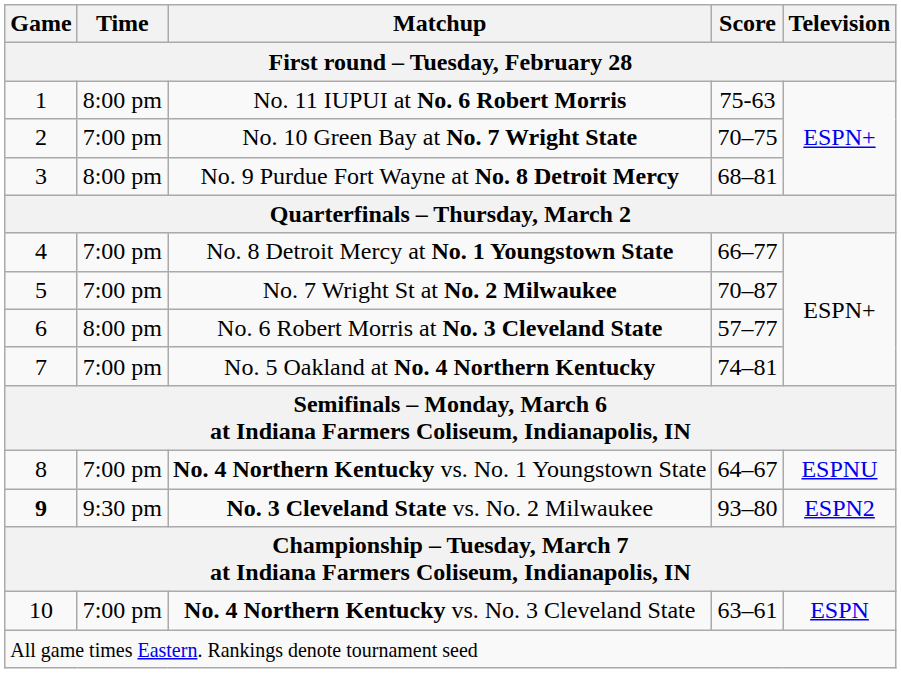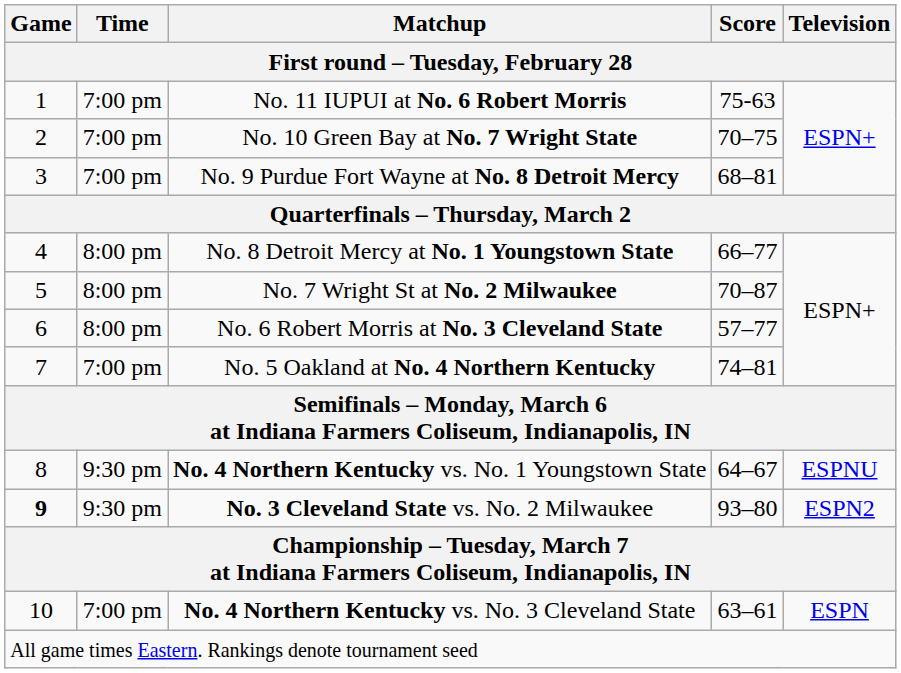(122, 99) 8:00 pm -> (122, 99) 7:00 pm
(122, 175) 8:00 pm -> (122, 175) 7:00 pm
(122, 251) 7:00 pm -> (122, 251) 8:00 pm
(122, 289) 7:00 pm -> (122, 289) 8:00 pm
(122, 469) 7:00 pm -> (122, 469) 9:30 pm
